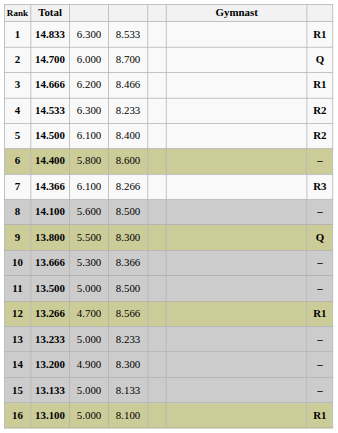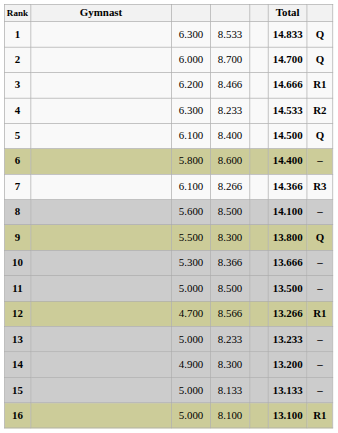columns swapped: (237, 13) <-> (50, 13)
(320, 34) R1 -> (320, 34) Q
(320, 136) R2 -> (320, 136) Q
